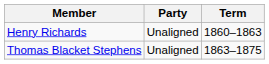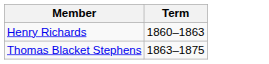- column: (173, 13)
